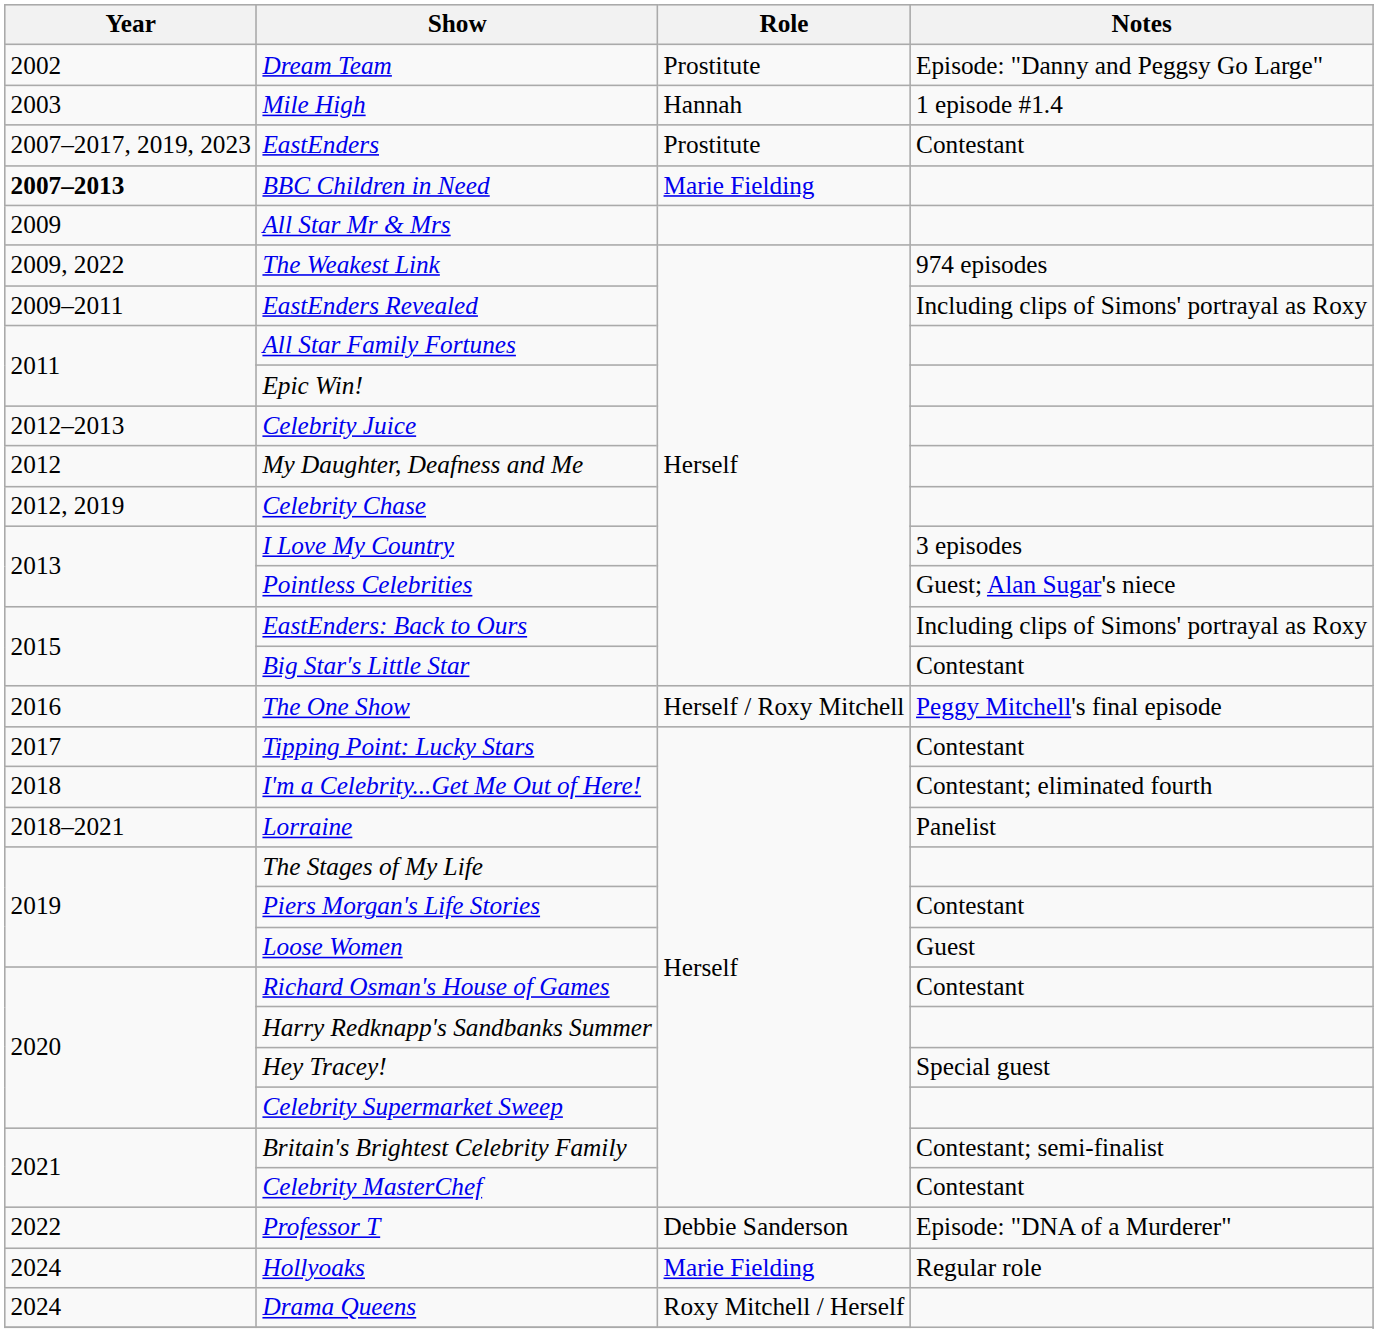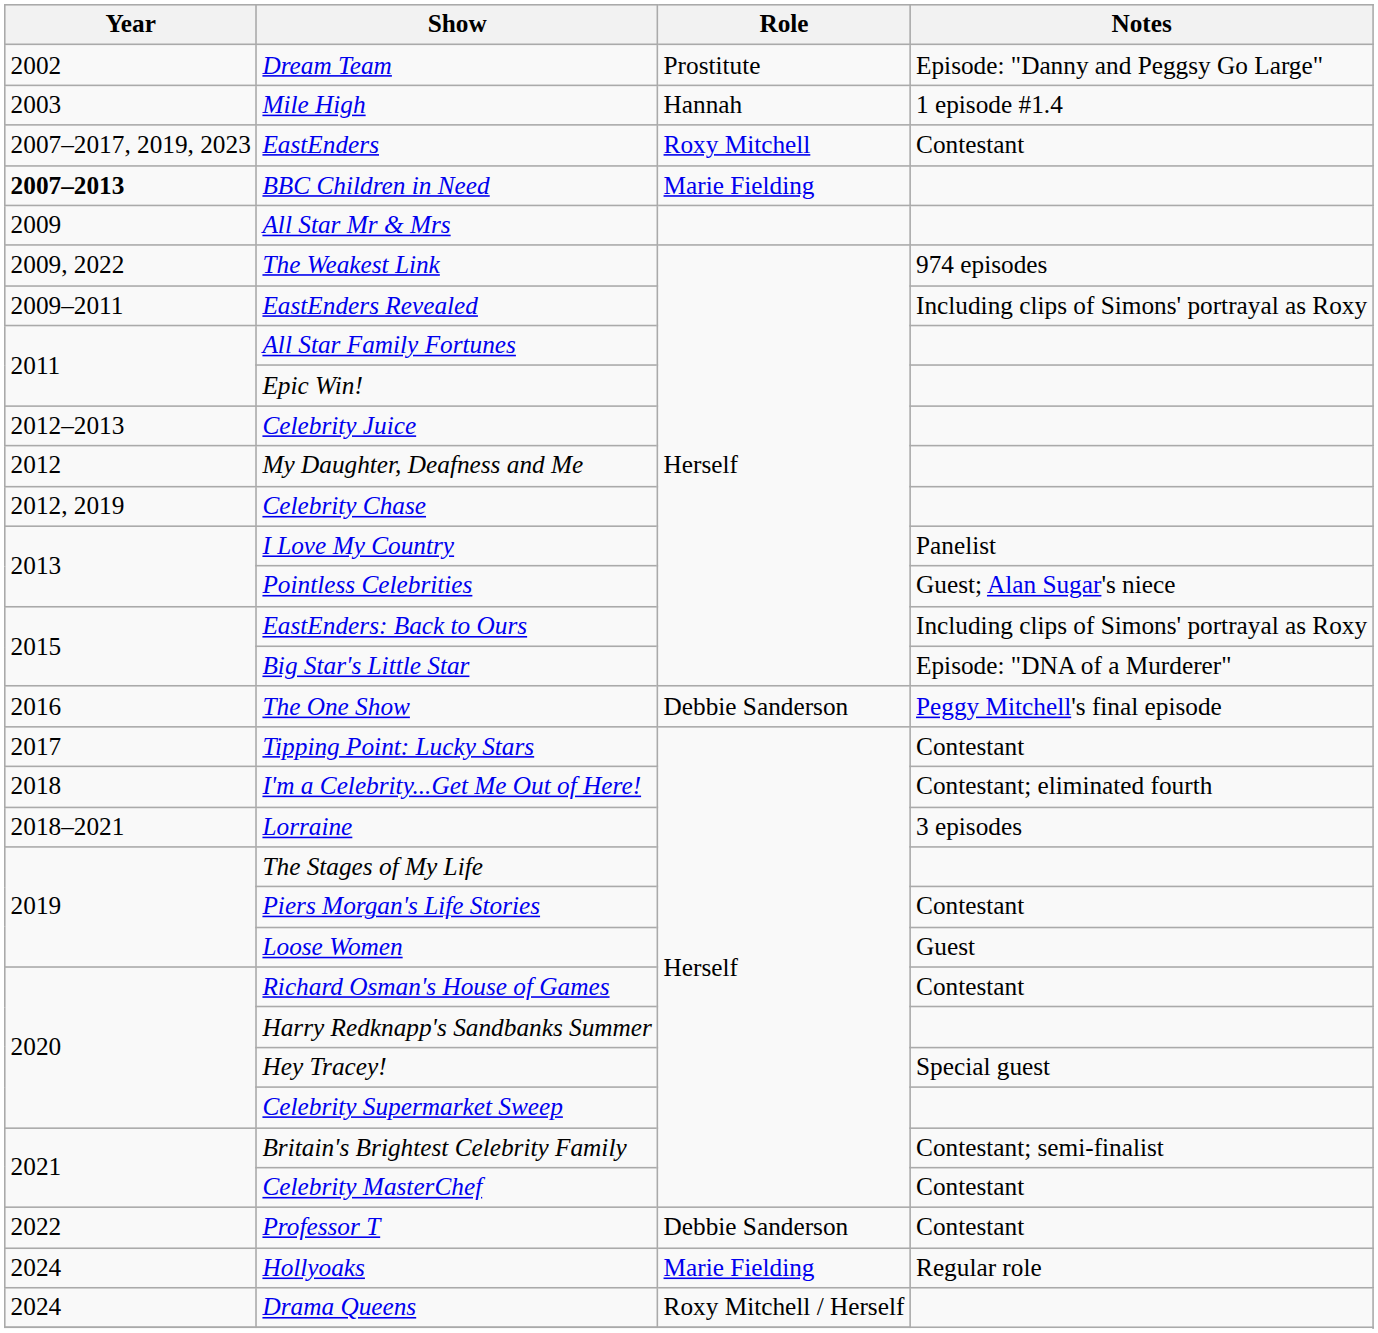(712, 144) Prostitute -> (737, 144) Roxy Mitchell
(969, 545) 3 episodes -> (956, 545) Panelist
(970, 666) Contestant -> (1074, 666) Episode: "DNA of a Murderer"
(784, 706) Herself / Roxy Mitchell -> (756, 706) Debbie Sanderson
(956, 826) Panelist -> (969, 826) 3 episodes
(1074, 1227) Episode: "DNA of a Murderer" -> (970, 1227) Contestant
